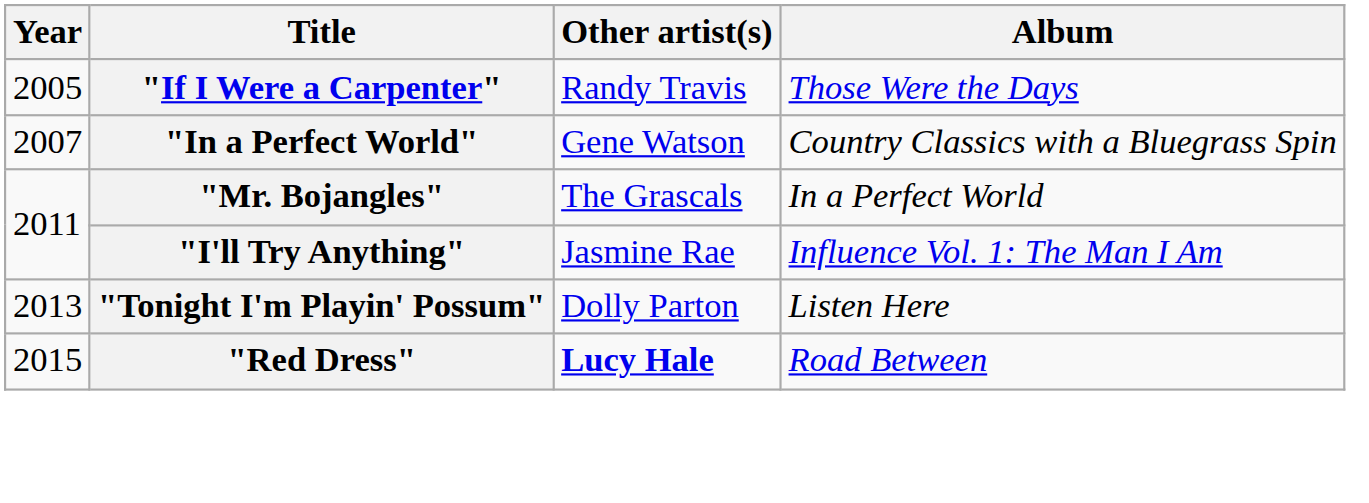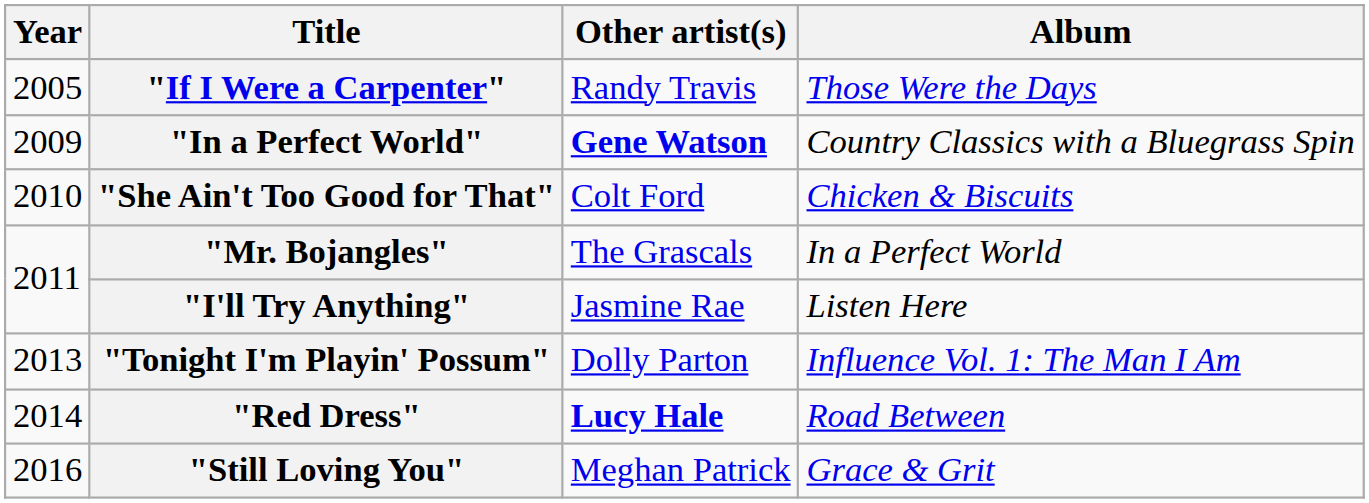(48, 141) 2007 -> (48, 141) 2009
(653, 141) normal -> (669, 141) bold
+ row: (326, 196)
(1006, 251) Influence Vol. 1: The Man I Am -> (887, 305) Listen Here
(869, 305) Listen Here -> (1024, 360) Influence Vol. 1: The Man I Am
(48, 360) 2015 -> (48, 415) 2014
+ row: (326, 470)
